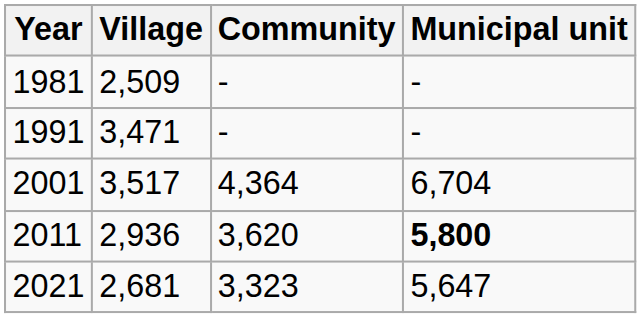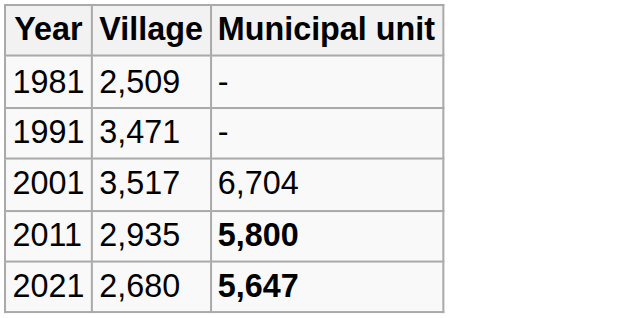- column: (307, 30)
(140, 235) 2,936 -> (140, 235) 2,935
(140, 286) 2,681 -> (140, 286) 2,680
(451, 286) normal -> (258, 286) bold
